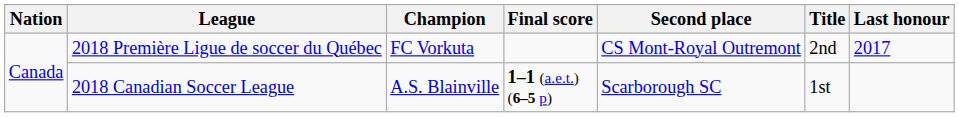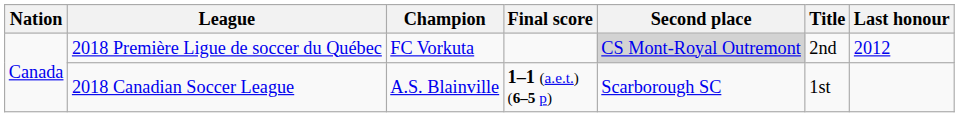(701, 47) no background -> (701, 47) lightgrey background
(872, 47) 2017 -> (872, 47) 2012
